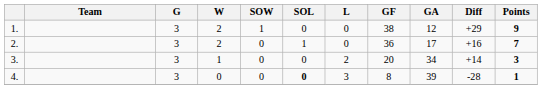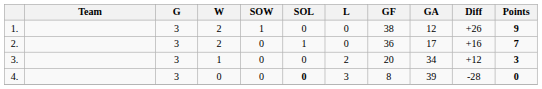(474, 28) +29 -> (474, 28) +26
(474, 60) +14 -> (474, 60) +12
(516, 76) 1 -> (516, 76) 0
